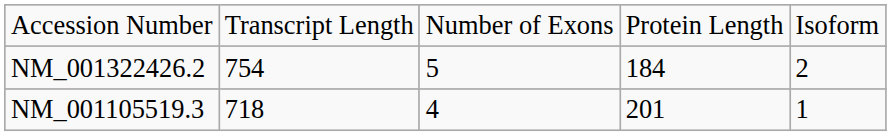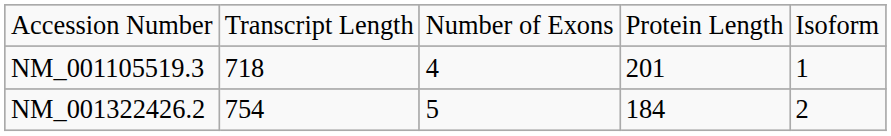rows swapped: (108, 109) <-> (108, 67)
